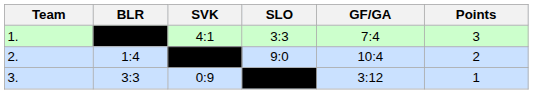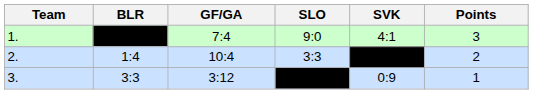columns swapped: (205, 15) <-> (370, 15)
(279, 36) 3:3 -> (312, 36) 9:0
(279, 57) 9:0 -> (312, 57) 3:3
